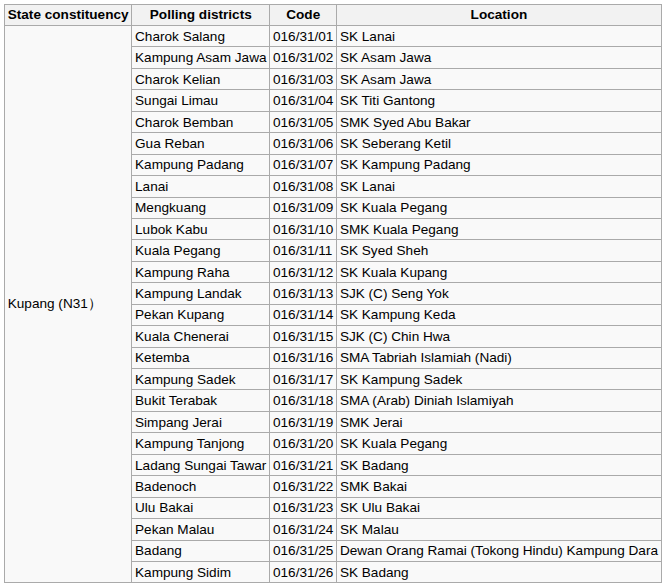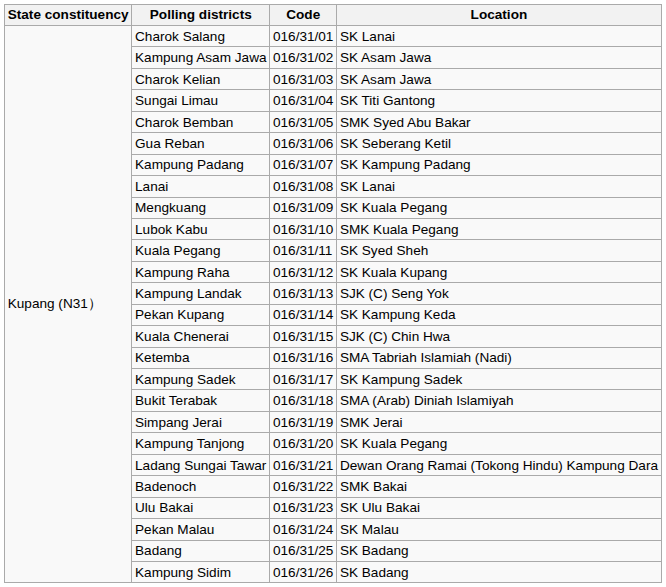(374, 465) SK Badang -> (499, 465) Dewan Orang Ramai (Tokong Hindu) Kampung Dara
(499, 551) Dewan Orang Ramai (Tokong Hindu) Kampung Dara -> (374, 551) SK Badang
